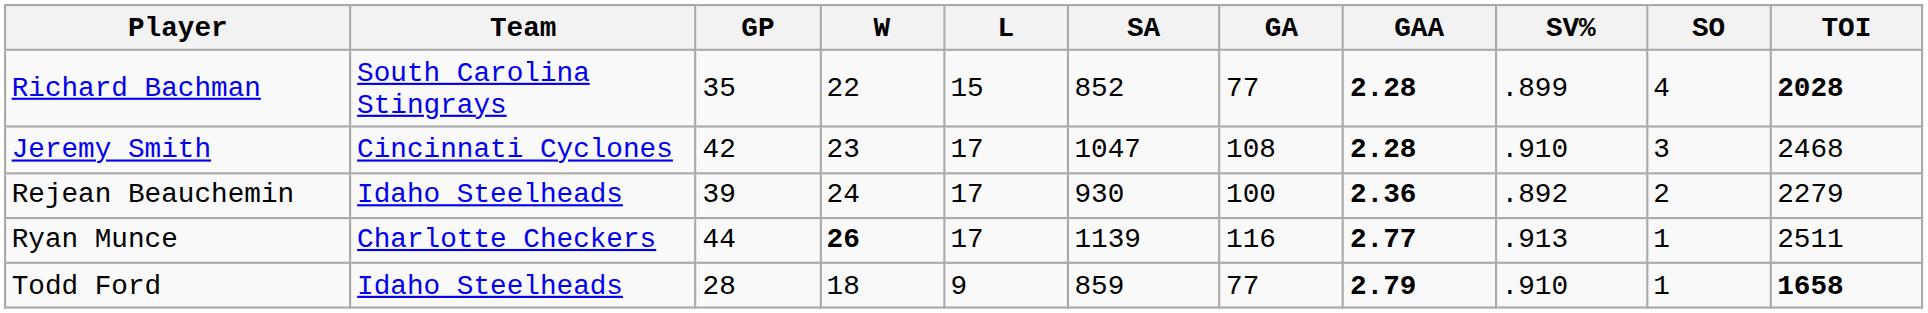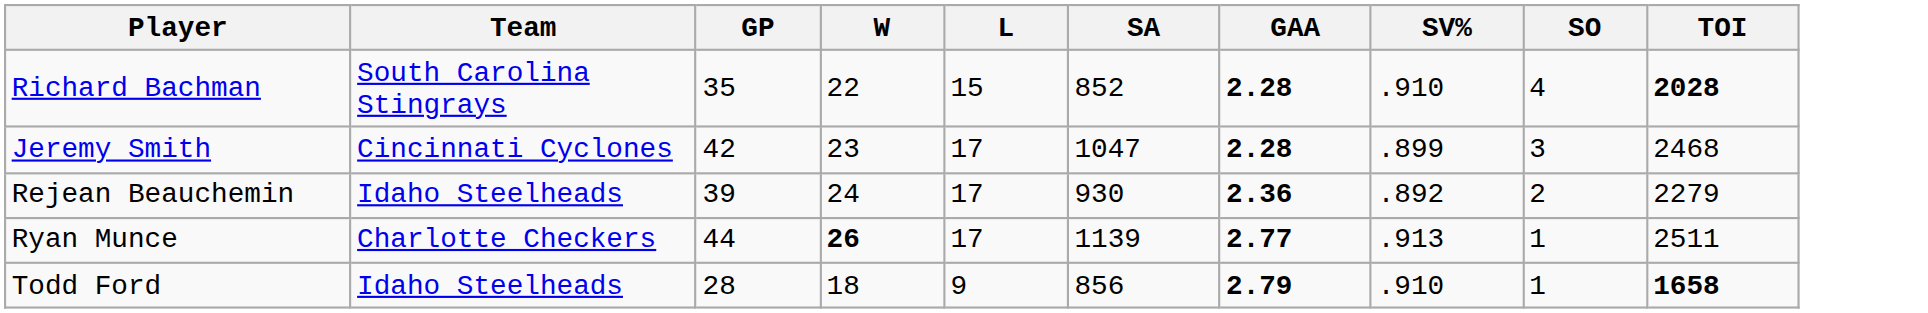- column: (1281, 28)
(1535, 89) .899 -> (1411, 89) .910
(1535, 150) .910 -> (1411, 150) .899
(1099, 285) 859 -> (1099, 285) 856
